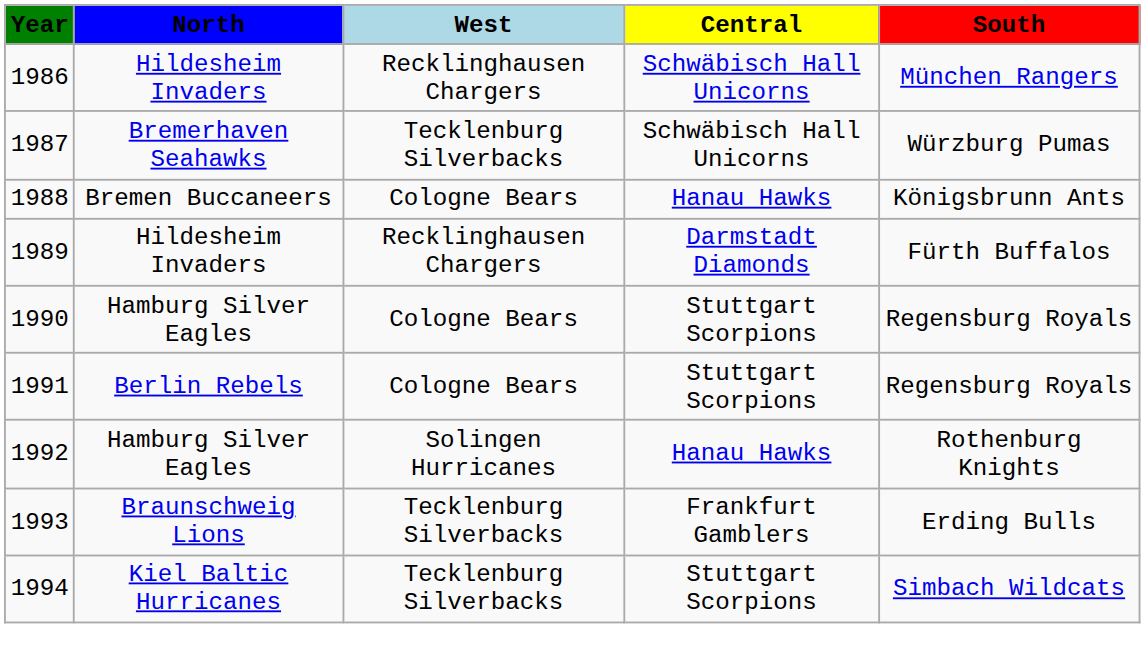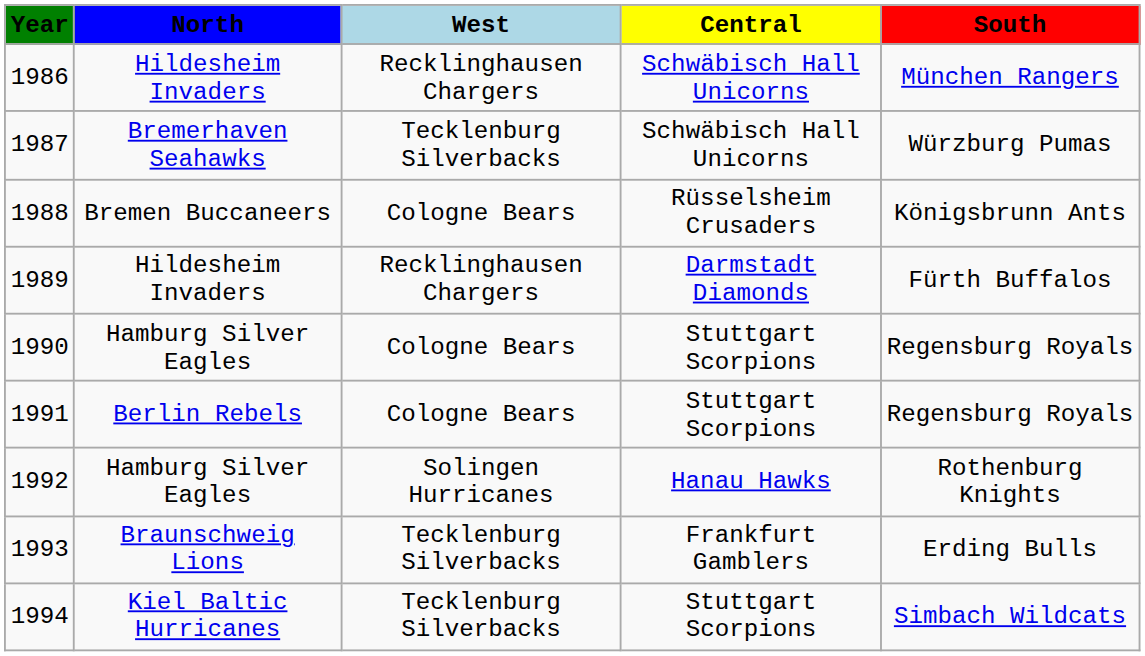(752, 199) Hanau Hawks -> (751, 213) Rüsselsheim Crusaders
